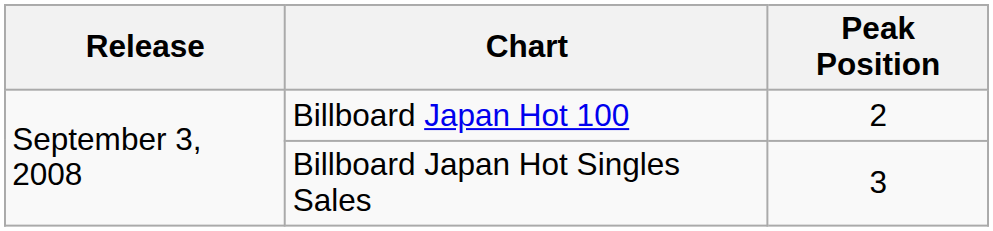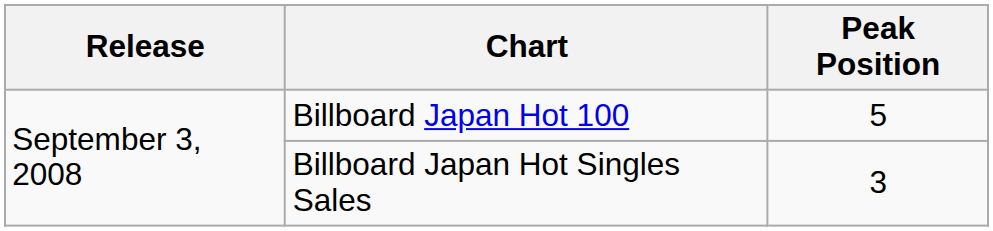(878, 114) 2 -> (878, 114) 5
